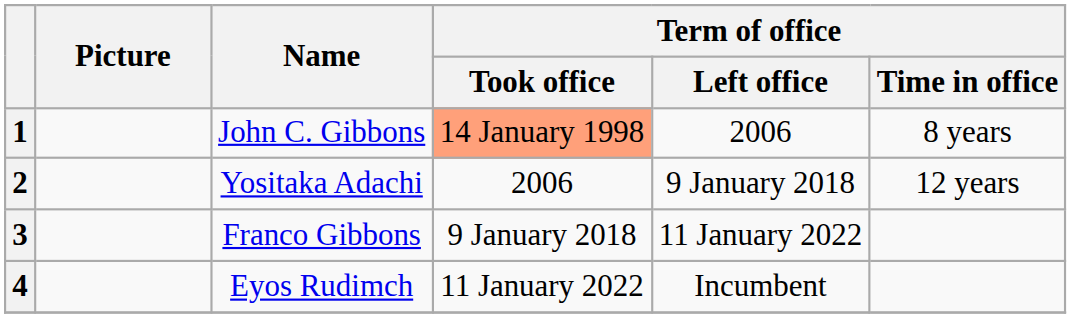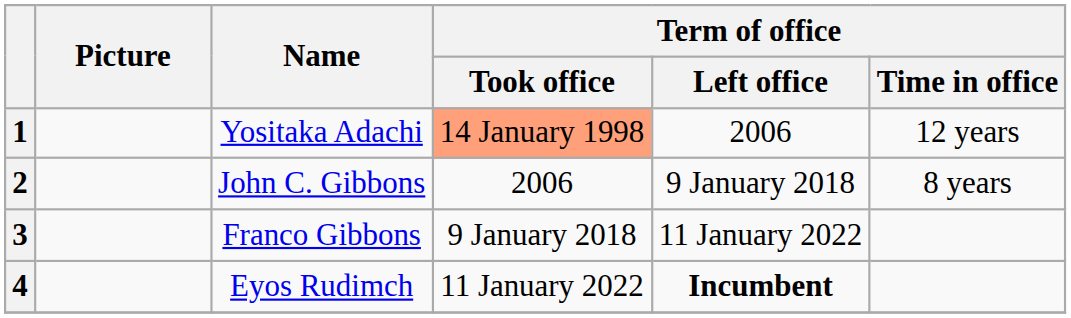(322, 132) John C. Gibbons -> (322, 132) Yositaka Adachi
(968, 132) 8 years -> (967, 132) 12 years
(322, 183) Yositaka Adachi -> (322, 183) John C. Gibbons
(967, 183) 12 years -> (968, 183) 8 years
(760, 285) normal -> (760, 285) bold
